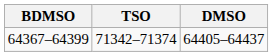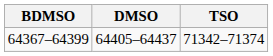columns swapped: (136, 16) <-> (224, 16)
